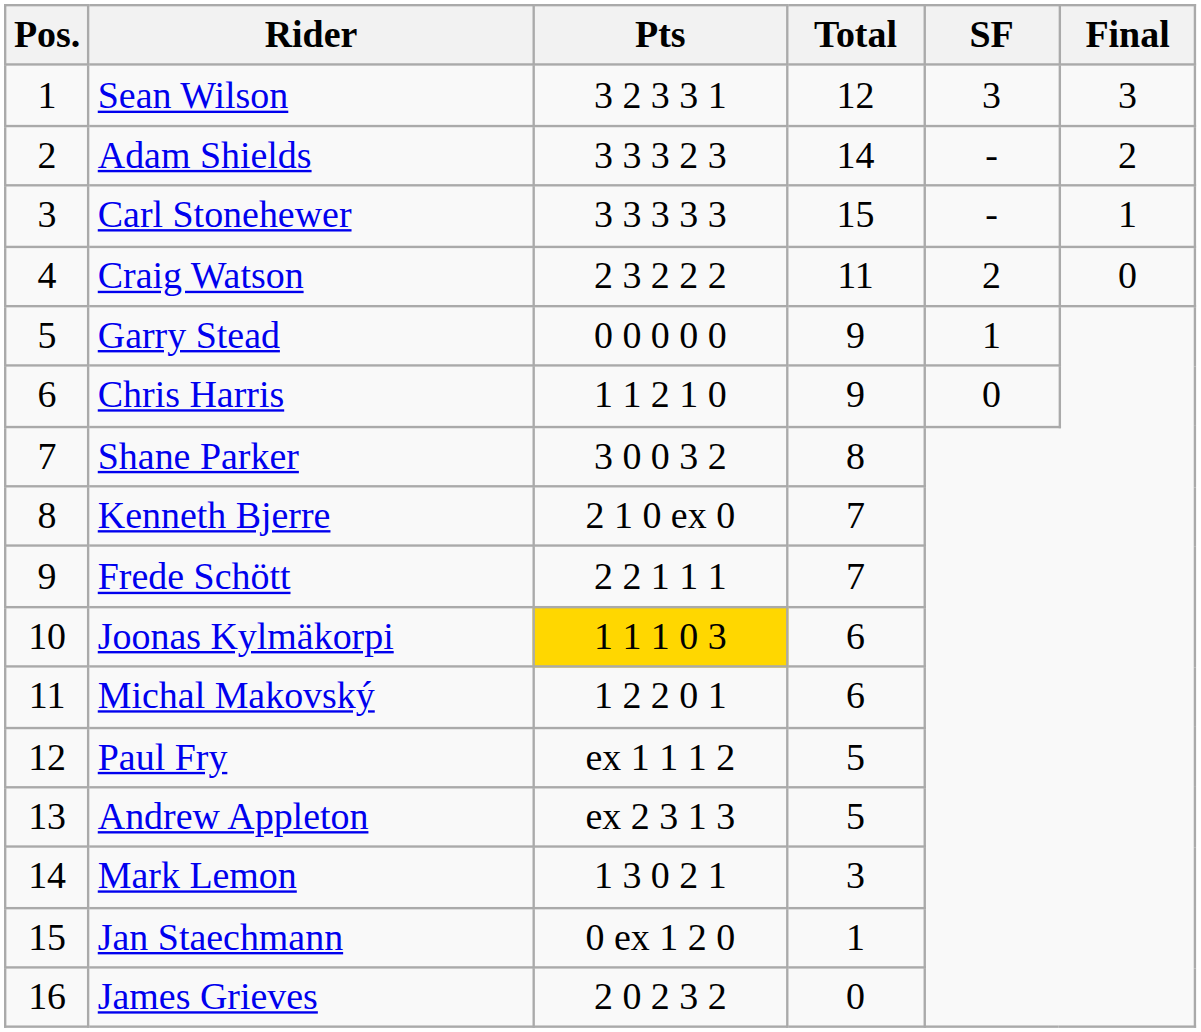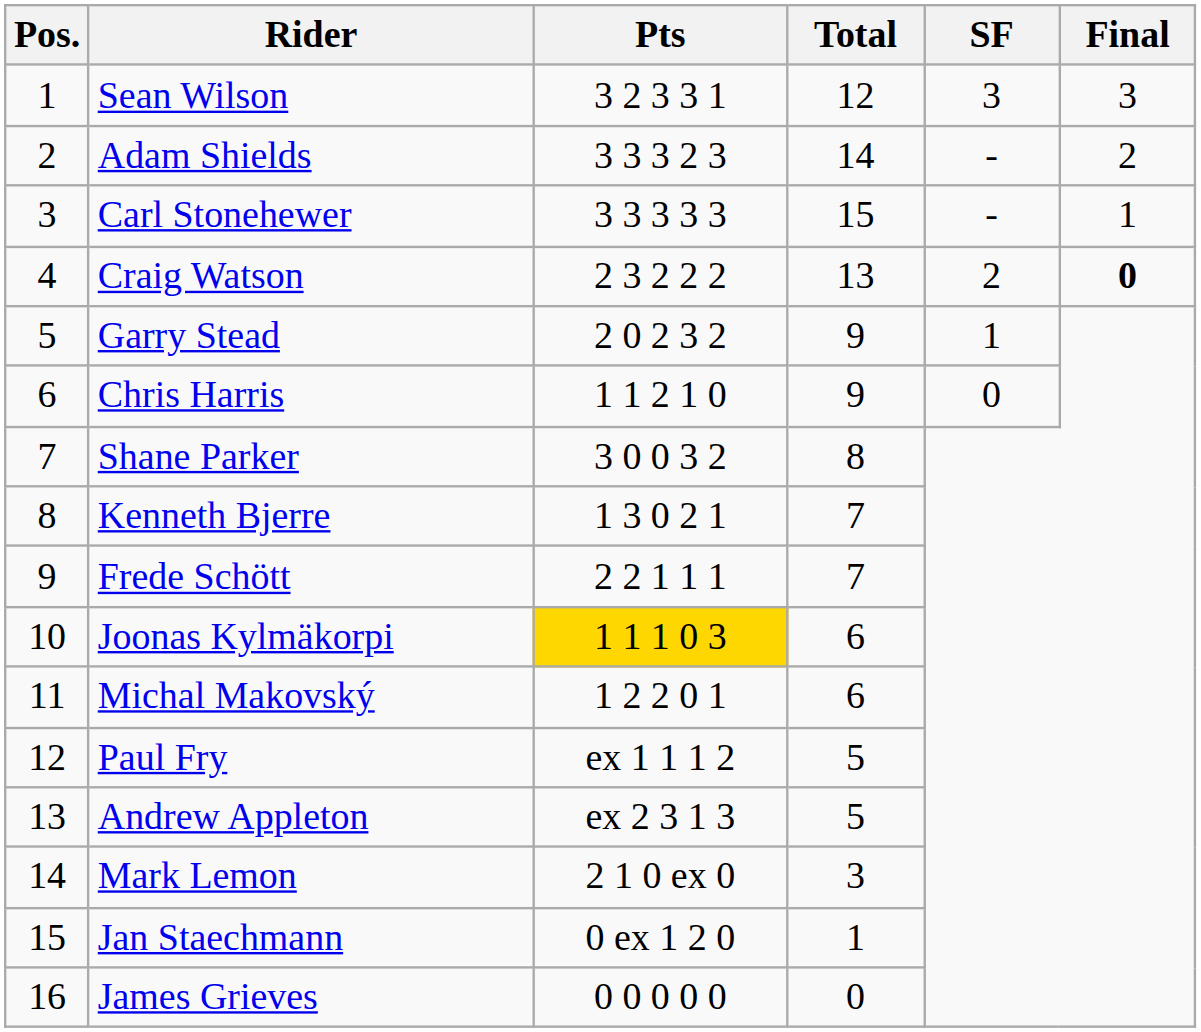(856, 275) 11 -> (856, 275) 13
(1128, 275) normal -> (1128, 275) bold
(660, 335) 0 0 0 0 0 -> (660, 335) 2 0 2 3 2
(660, 515) 2 1 0 ex 0 -> (660, 515) 1 3 0 2 1
(660, 876) 1 3 0 2 1 -> (660, 876) 2 1 0 ex 0
(660, 996) 2 0 2 3 2 -> (660, 996) 0 0 0 0 0
